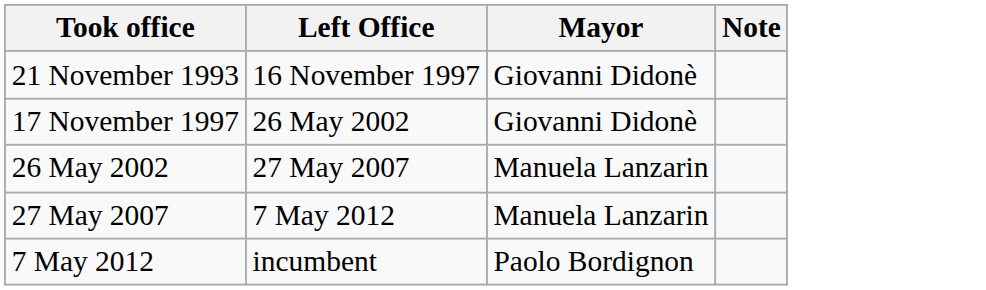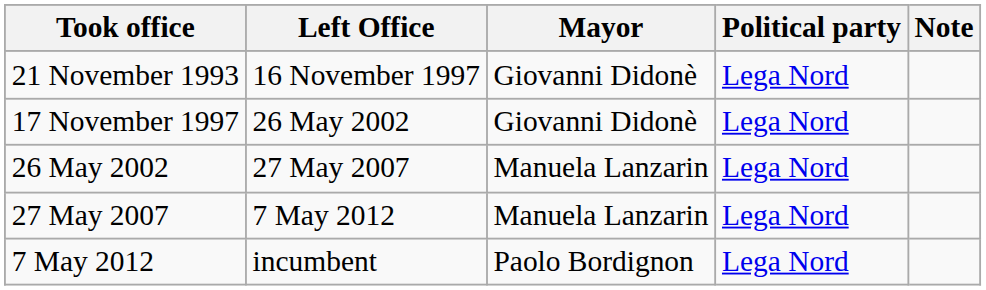+ column: (812, 27)
